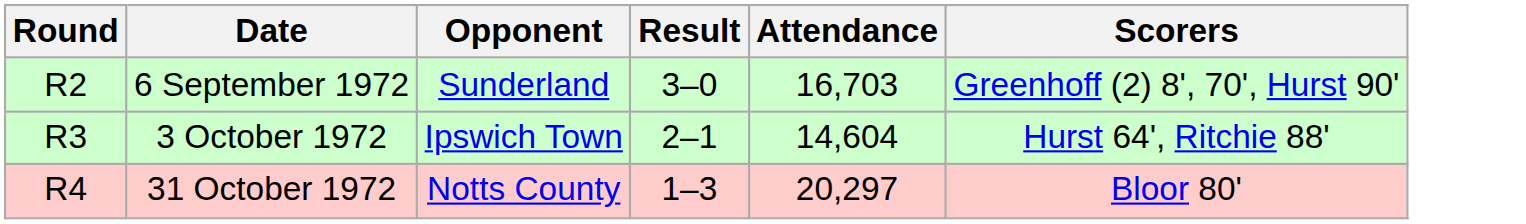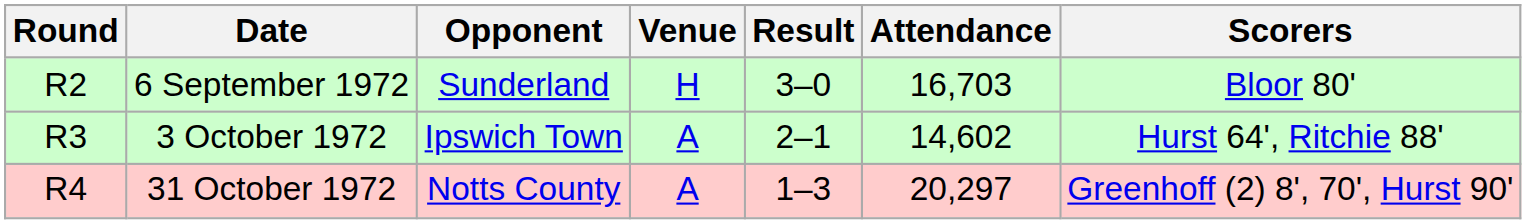+ column: (688, 31)
(1176, 84) Greenhoff (2) 8', 70', Hurst 90' -> (1290, 84) Bloor 80'
(847, 137) 14,604 -> (961, 137) 14,602
(1176, 190) Bloor 80' -> (1290, 190) Greenhoff (2) 8', 70', Hurst 90'
